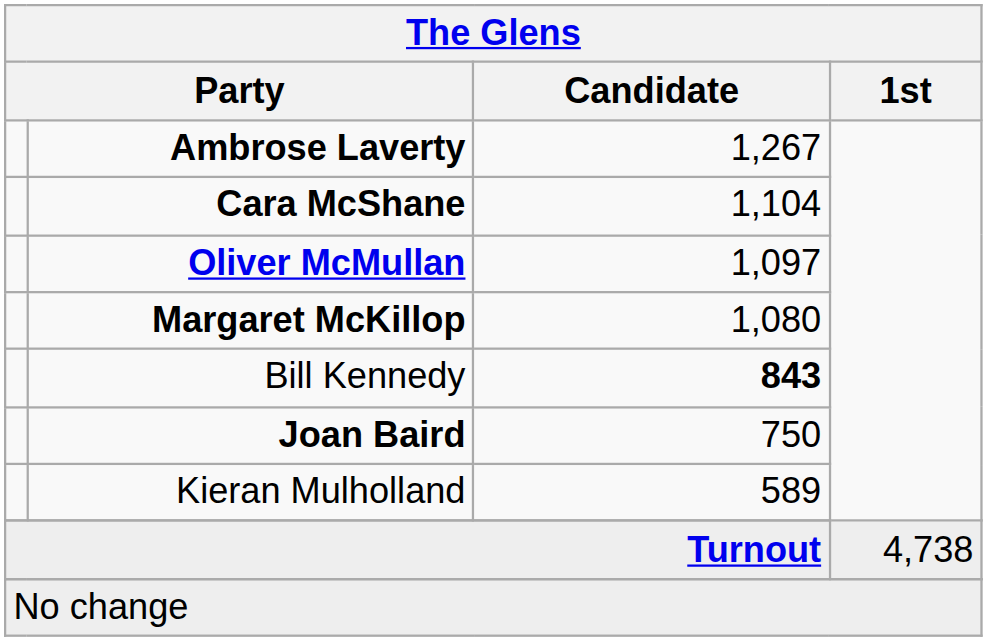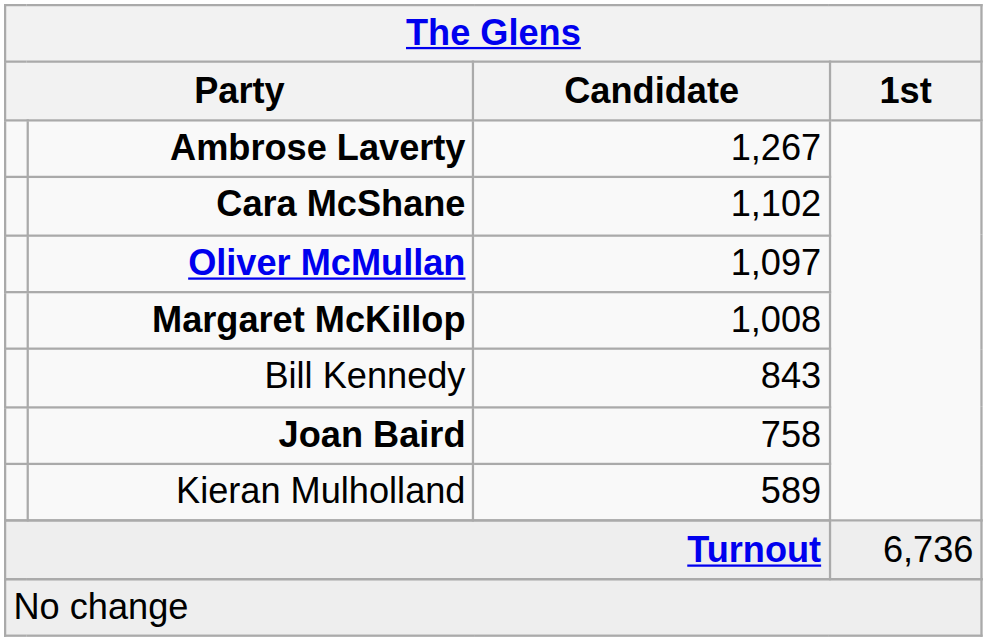(776, 205) 1,104 -> (776, 205) 1,102
(776, 319) 1,080 -> (776, 319) 1,008
(791, 377) bold -> (791, 377) normal
(791, 434) 750 -> (791, 434) 758
(928, 549) 4,738 -> (928, 549) 6,736
